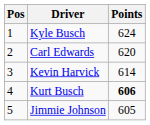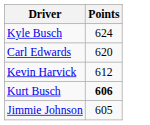- column: (16, 14)
(127, 72) 614 -> (104, 72) 612
